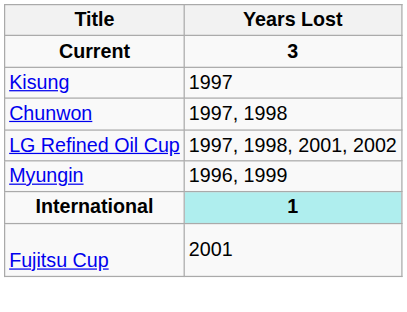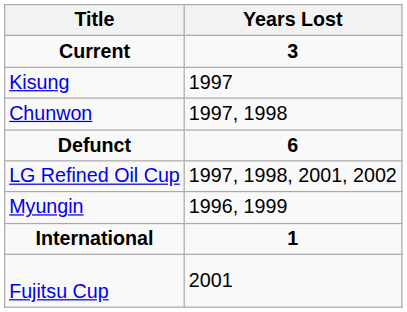+ row: (94, 144)
(293, 207) paleturquoise background -> (293, 238) no background
